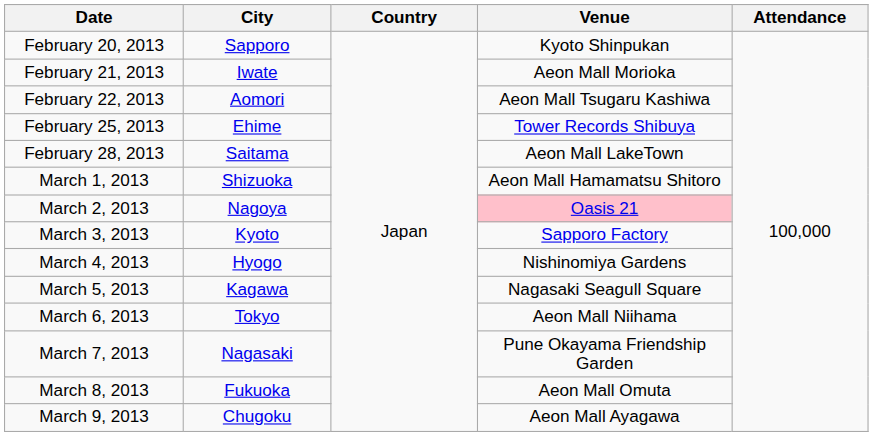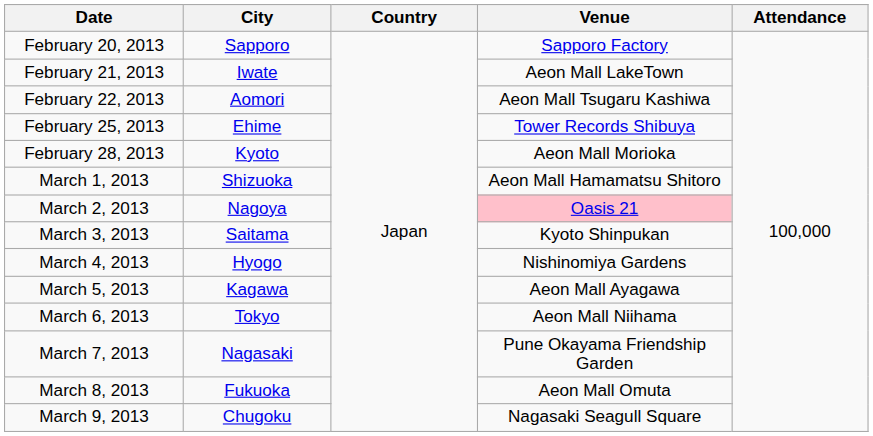(605, 45) Kyoto Shinpukan -> (605, 45) Sapporo Factory
(605, 72) Aeon Mall Morioka -> (605, 72) Aeon Mall LakeTown
(257, 153) Saitama -> (257, 153) Kyoto
(605, 153) Aeon Mall LakeTown -> (605, 153) Aeon Mall Morioka
(257, 235) Kyoto -> (257, 235) Saitama
(605, 235) Sapporo Factory -> (605, 235) Kyoto Shinpukan
(605, 289) Nagasaki Seagull Square -> (605, 289) Aeon Mall Ayagawa
(605, 417) Aeon Mall Ayagawa -> (605, 417) Nagasaki Seagull Square
